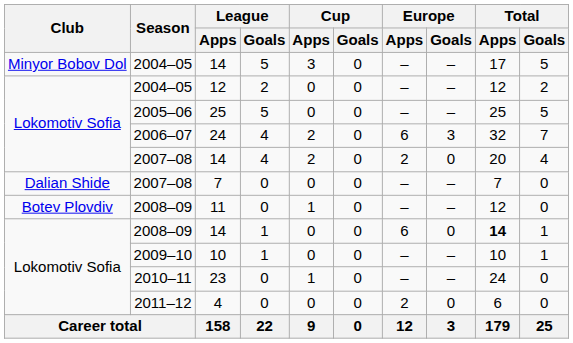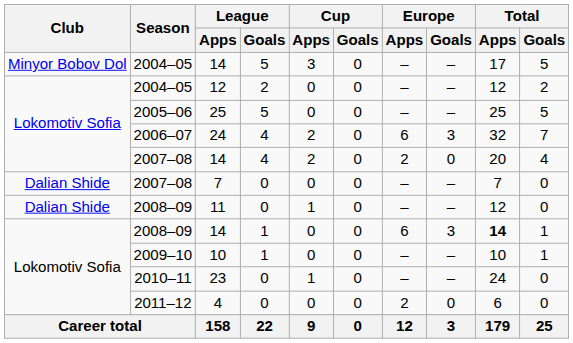(67, 207) Botev Plovdiv -> (67, 207) Dalian Shide
(451, 231) 0 -> (451, 231) 3
